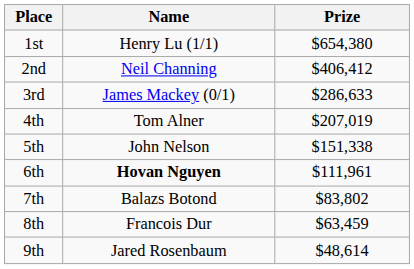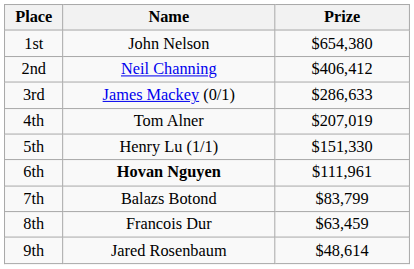(169, 43) Henry Lu (1/1) -> (169, 43) John Nelson
(169, 146) John Nelson -> (169, 146) Henry Lu (1/1)
(342, 146) $151,338 -> (342, 146) $151,330
(342, 198) $83,802 -> (342, 198) $83,799
